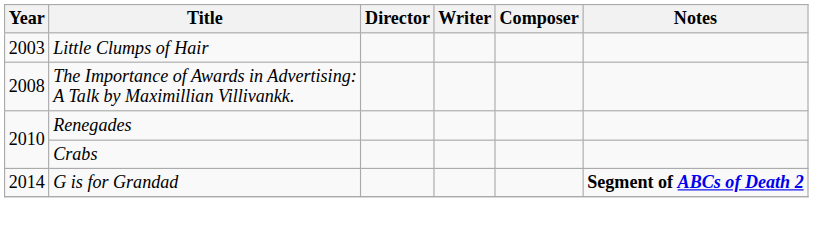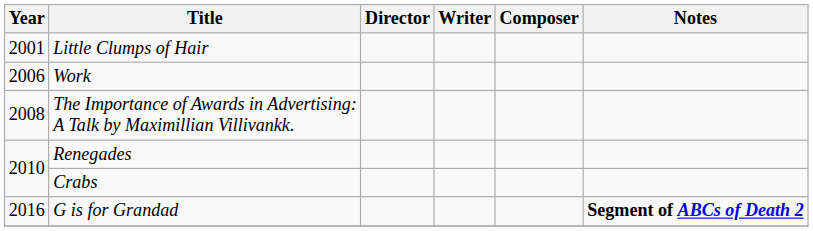(27, 47) 2003 -> (27, 47) 2001
+ row: (72, 76)
(27, 182) 2014 -> (27, 211) 2016
